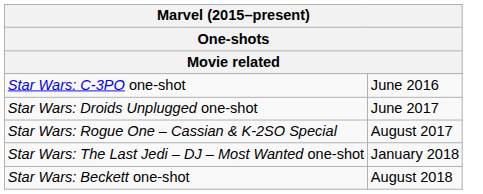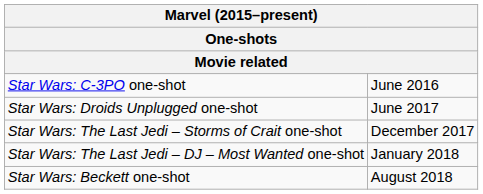- row: (172, 131)
+ row: (175, 131)
